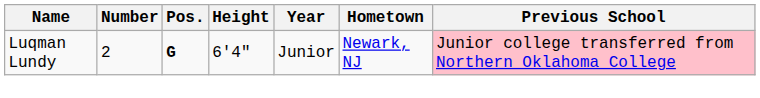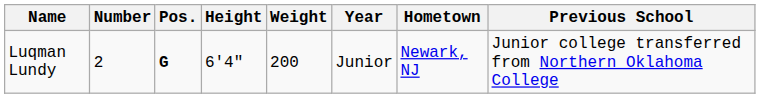+ column: (299, 18)
(585, 53) pink background -> (616, 62) no background
